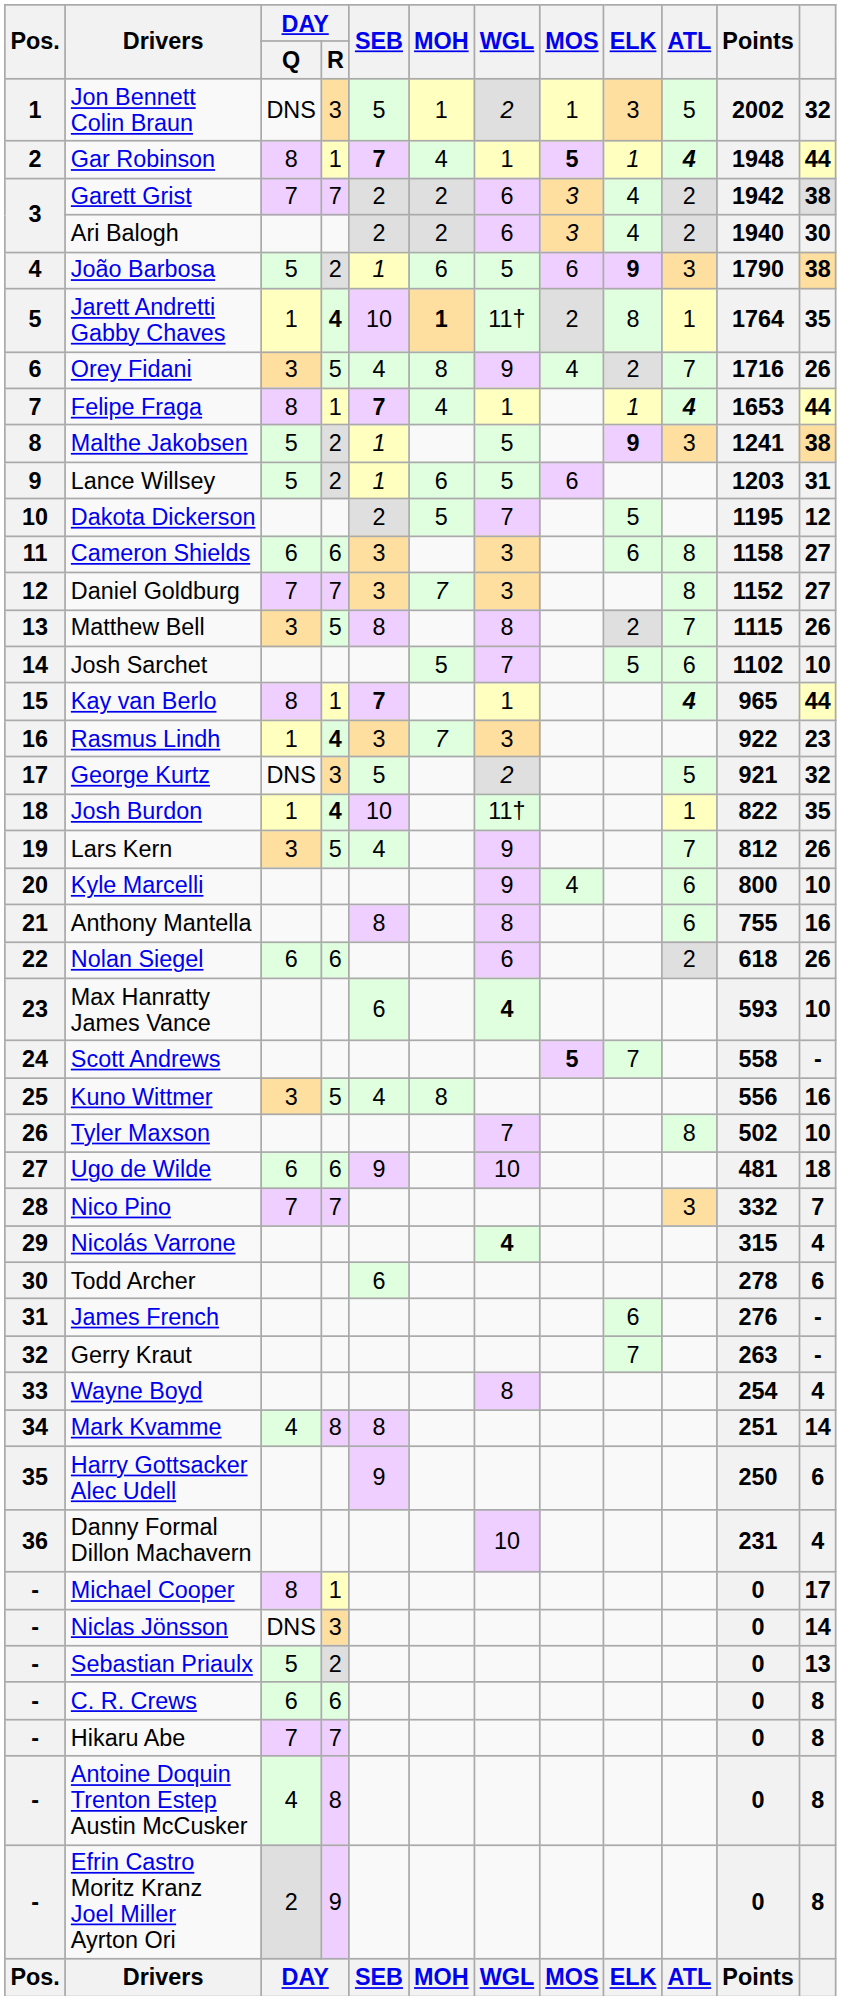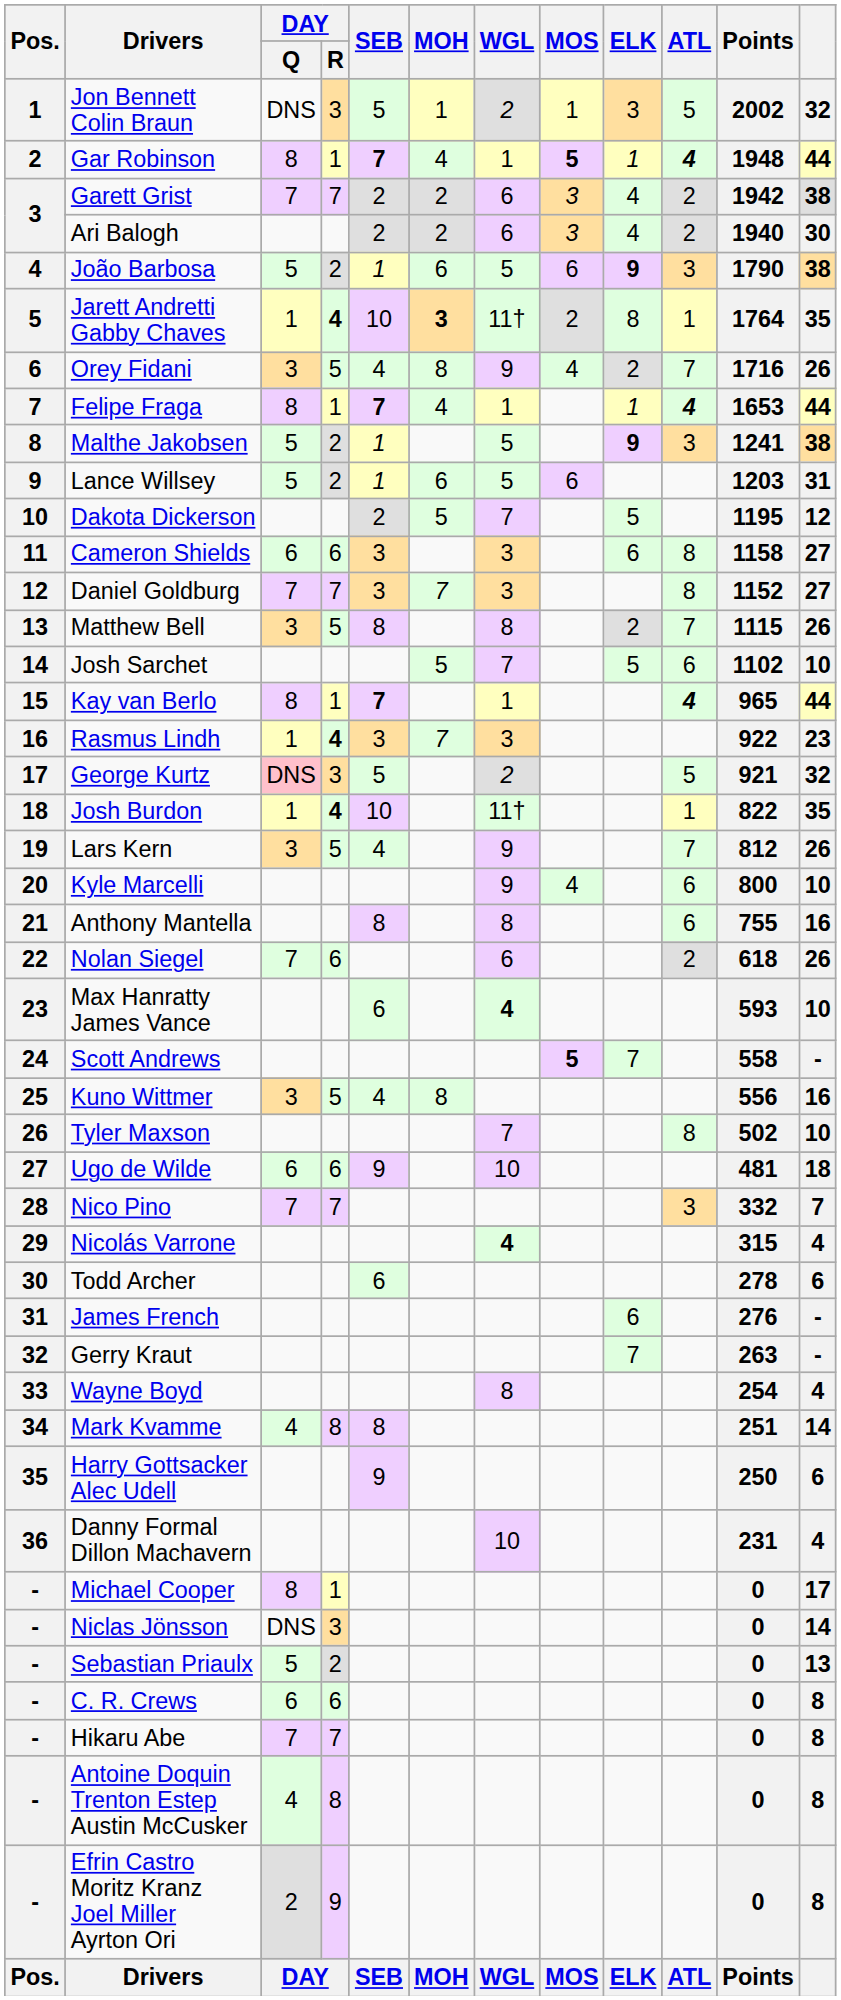(441, 320) 1 -> (441, 320) 3
(291, 775) no background -> (291, 775) pink background
(291, 959) 6 -> (291, 959) 7
